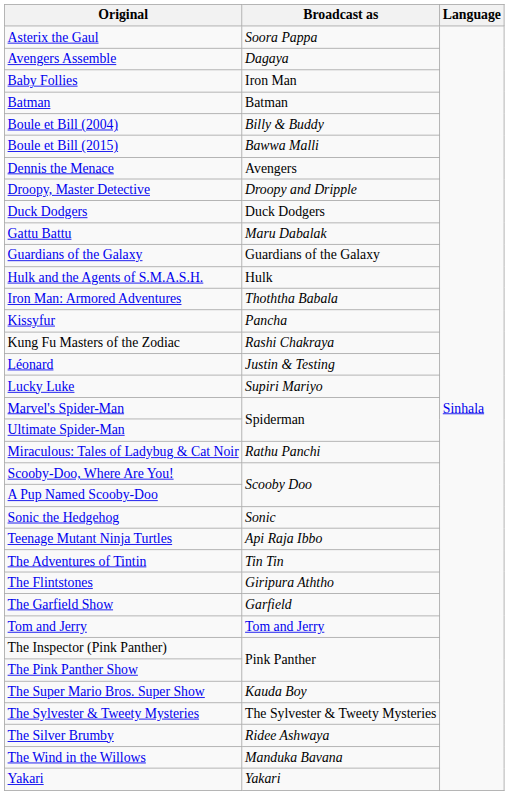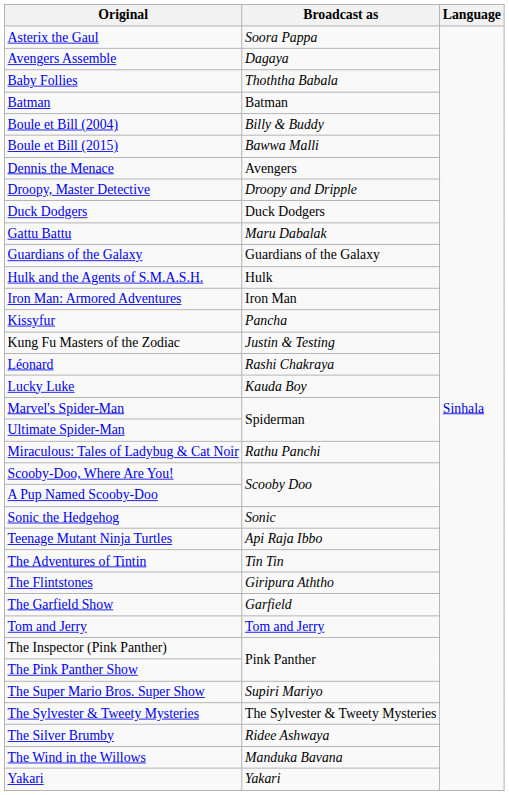(271, 80) Iron Man -> (292, 80) Thoththa Babala
(292, 299) Thoththa Babala -> (271, 299) Iron Man
(290, 342) Rashi Chakraya -> (290, 342) Justin & Testing
(290, 364) Justin & Testing -> (290, 364) Rashi Chakraya
(284, 386) Supiri Mariyo -> (276, 386) Kauda Boy
(276, 691) Kauda Boy -> (284, 691) Supiri Mariyo
